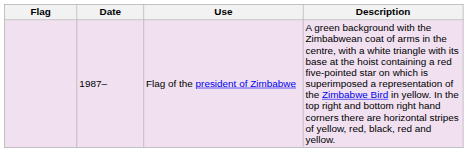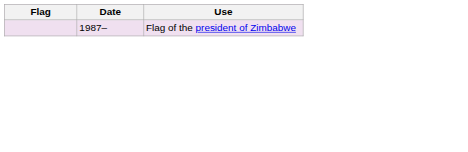- column: (383, 12)
